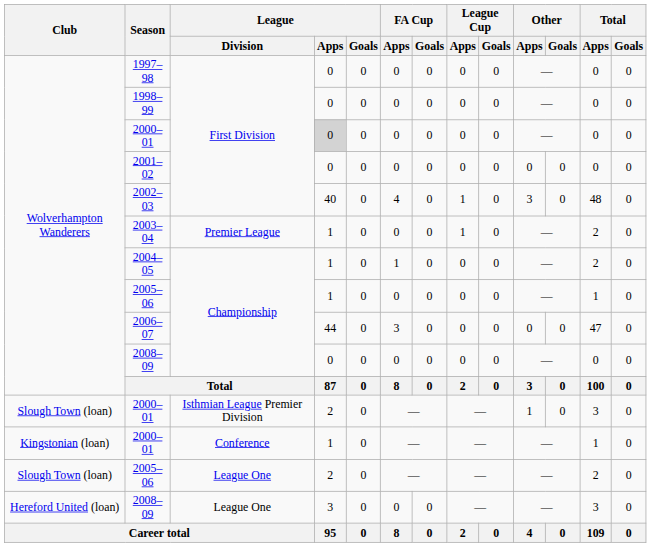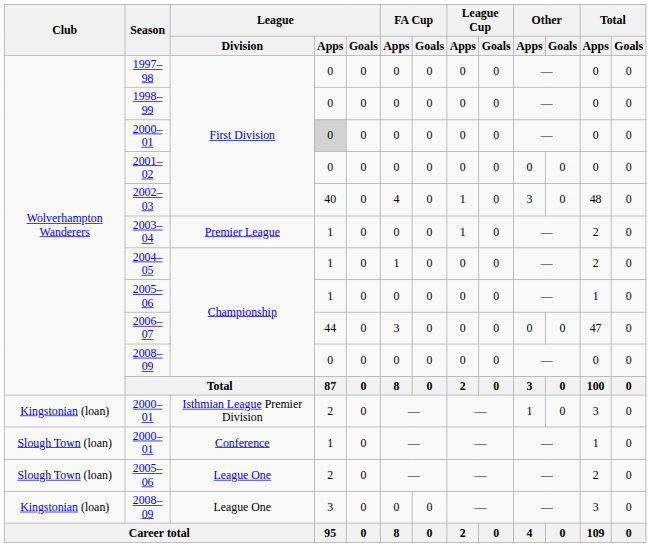(65, 411) Slough Town (loan) -> (65, 411) Kingstonian (loan)
(65, 443) Kingstonian (loan) -> (65, 443) Slough Town (loan)
(65, 507) Hereford United (loan) -> (65, 507) Kingstonian (loan)
